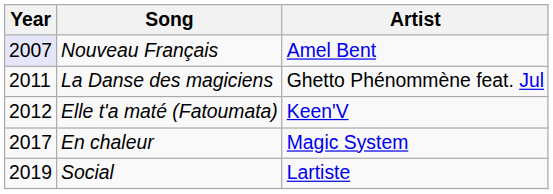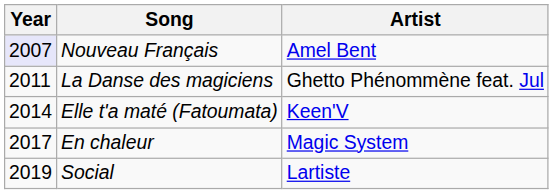(31, 111) 2012 -> (31, 111) 2014
